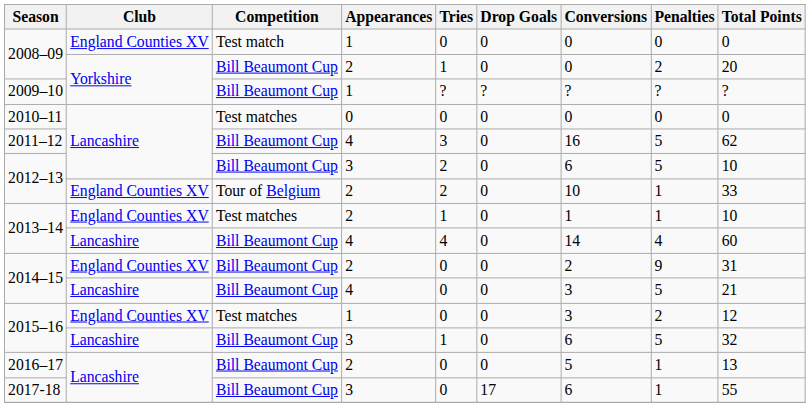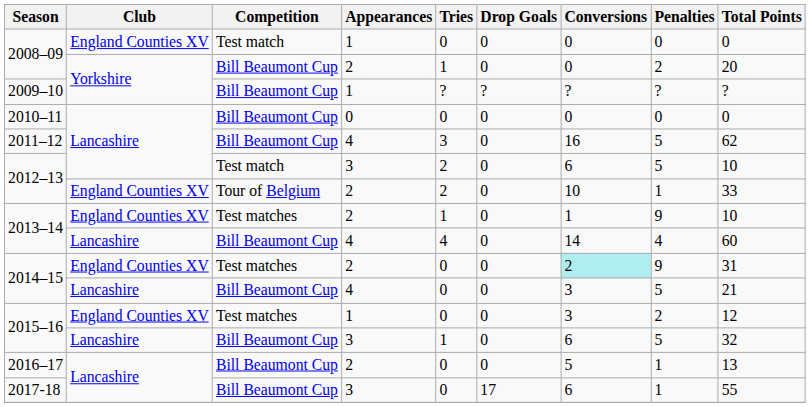(257, 116) Test matches -> (277, 116) Bill Beaumont Cup
(277, 166) Bill Beaumont Cup -> (250, 166) Test match
(658, 215) 1 -> (658, 215) 9
(277, 265) Bill Beaumont Cup -> (257, 265) Test matches
(568, 265) no background -> (568, 265) paleturquoise background
